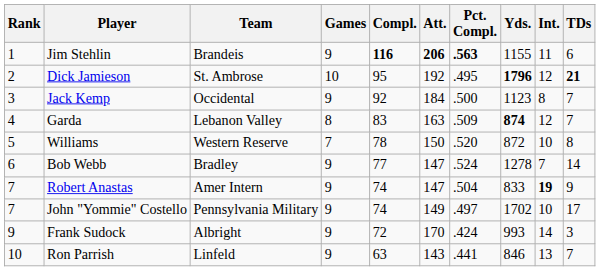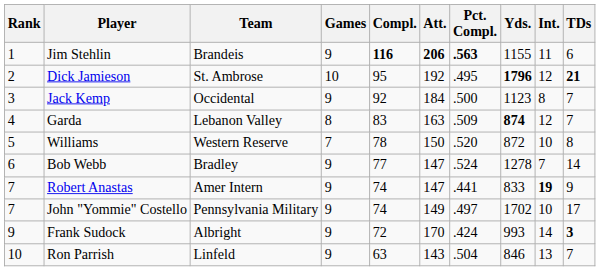(465, 187) .504 -> (465, 187) .441
(570, 232) normal -> (570, 232) bold
(465, 254) .441 -> (465, 254) .504
